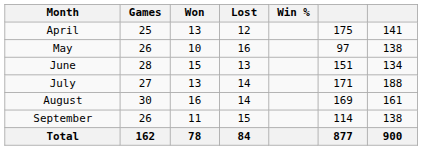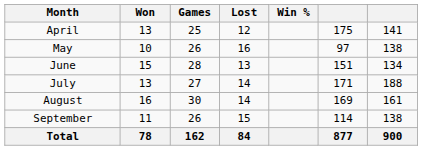columns swapped: (145, 13) <-> (195, 13)
